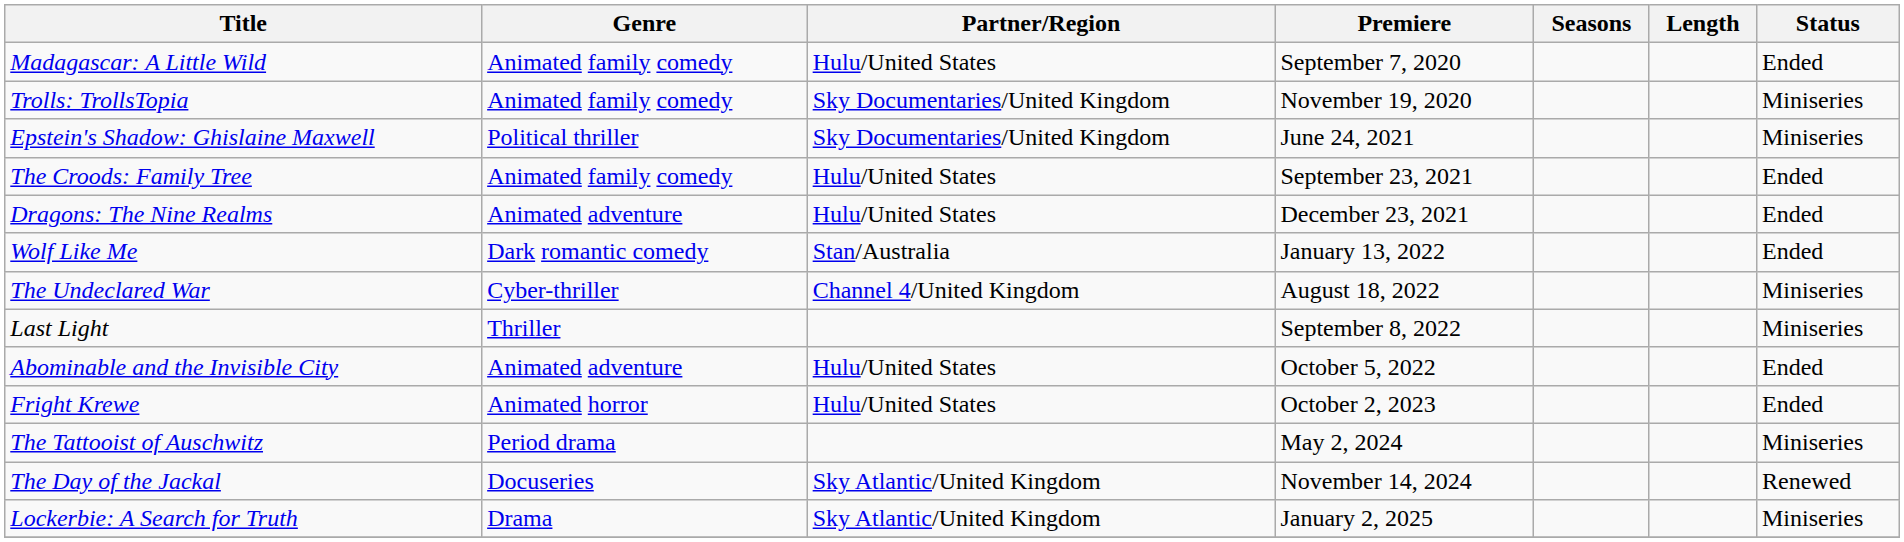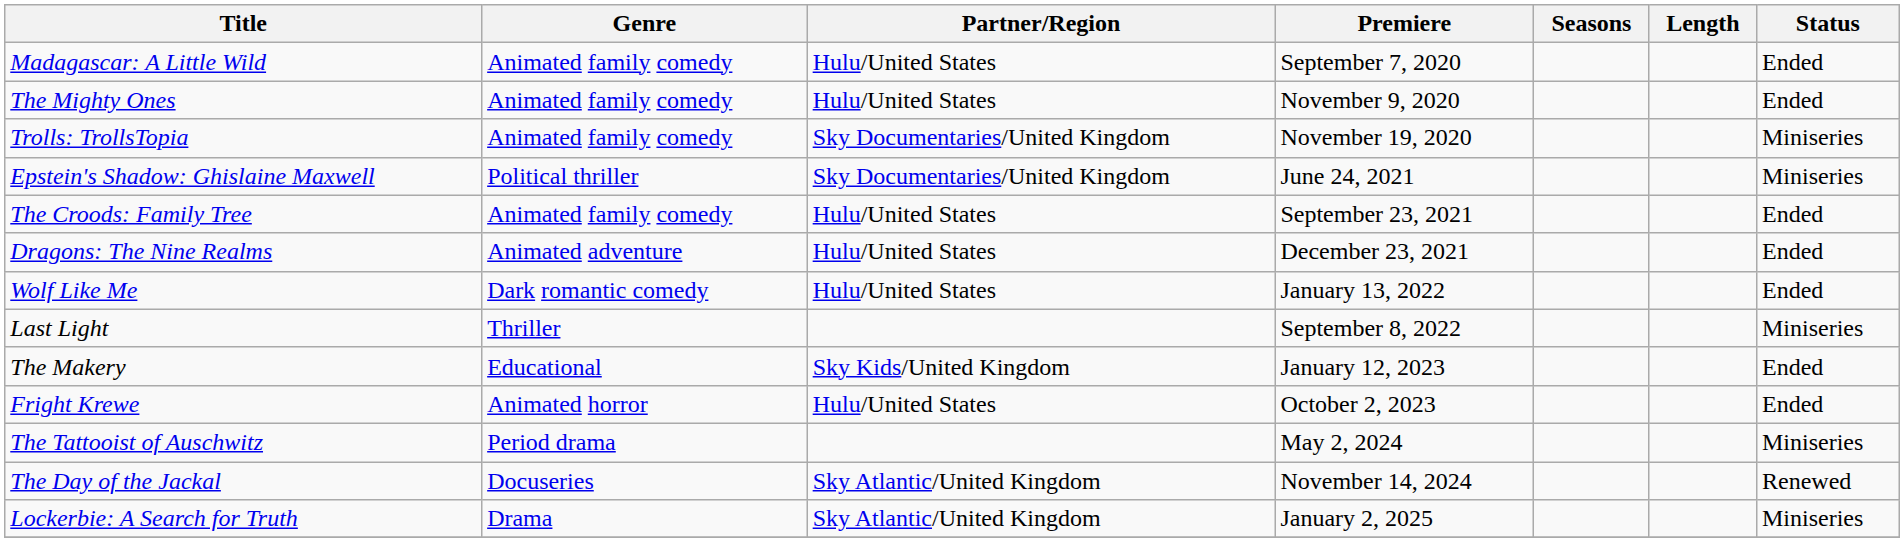+ row: (93, 99)
(881, 251) Stan/Australia -> (904, 289) Hulu/United States
- row: (110, 289)
- row: (174, 366)
+ row: (68, 366)
